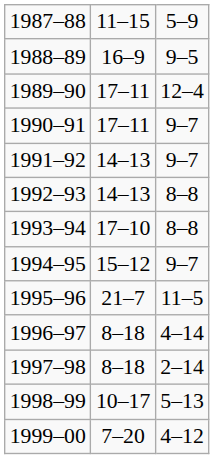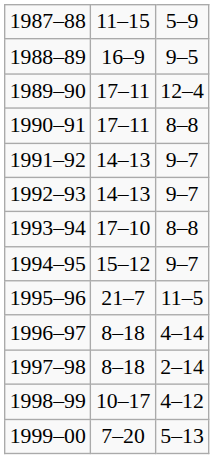(182, 125) 9–7 -> (182, 125) 8–8
(182, 194) 8–8 -> (182, 194) 9–7
(182, 401) 5–13 -> (182, 401) 4–12
(182, 435) 4–12 -> (182, 435) 5–13
